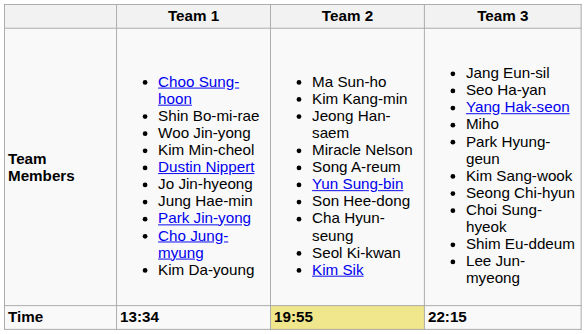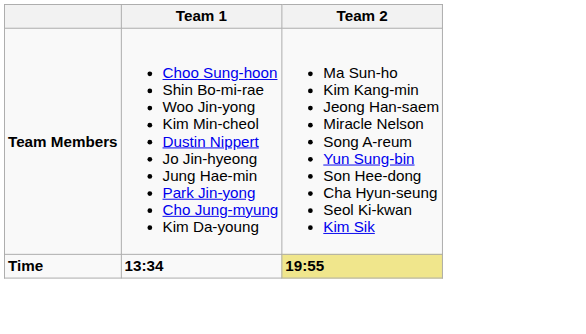- column: (503, 16)
